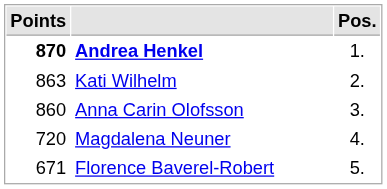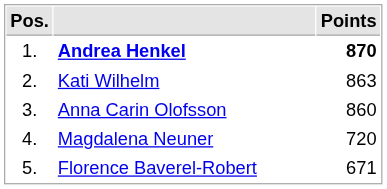columns swapped: (357, 21) <-> (38, 21)
